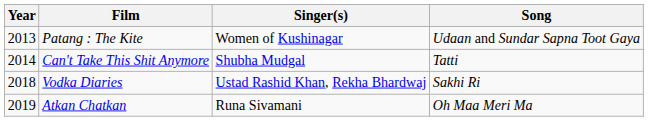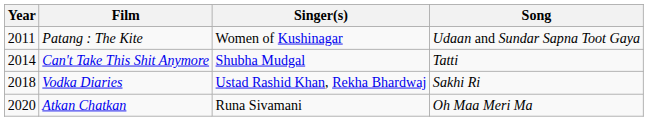(22, 37) 2013 -> (22, 37) 2011
(22, 104) 2019 -> (22, 104) 2020
